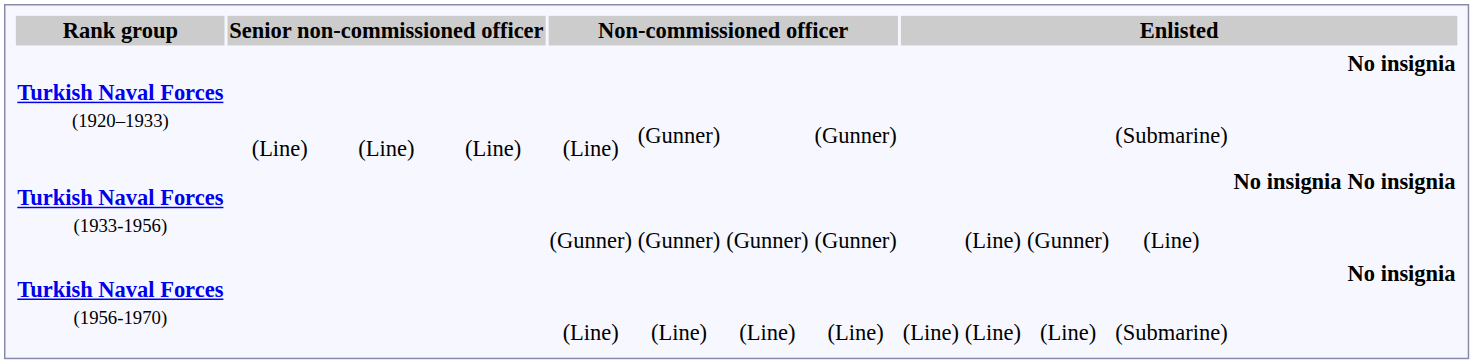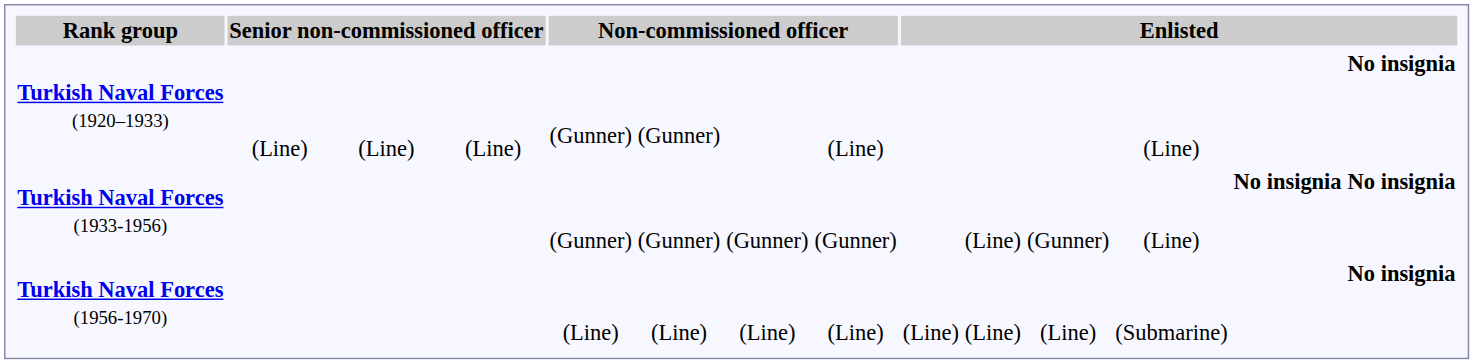(591, 148) (Line) -> (591, 135) (Gunner)
(856, 135) (Gunner) -> (856, 148) (Line)
(1171, 135) (Submarine) -> (1171, 148) (Line)
